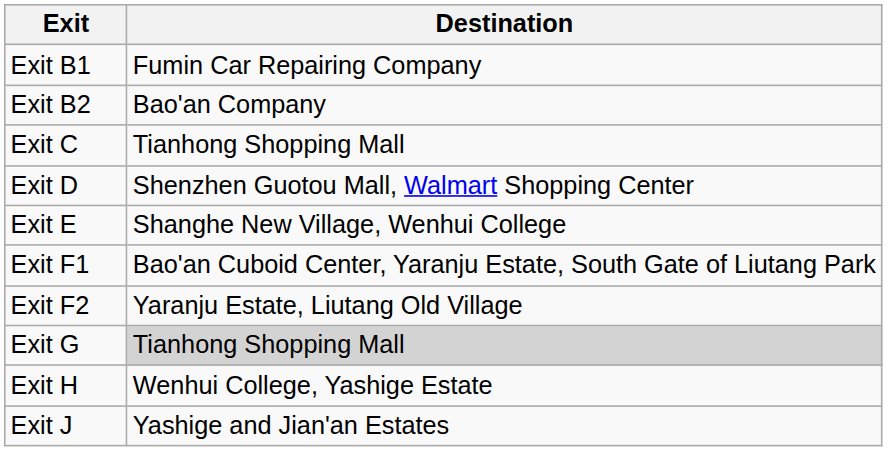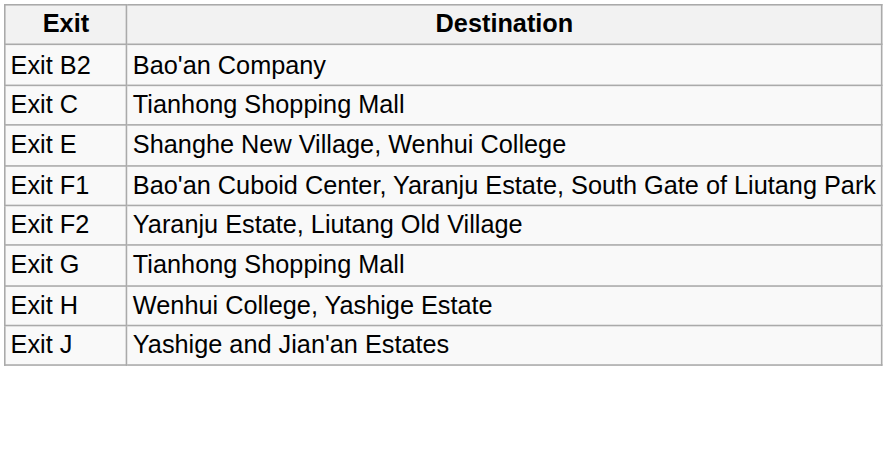- row: (51, 64)
- row: (44, 184)
(269, 345) lightgrey background -> (269, 265) no background
